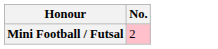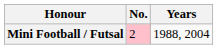+ column: (181, 14)
